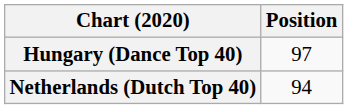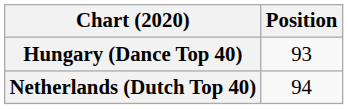(302, 53) 97 -> (302, 53) 93
